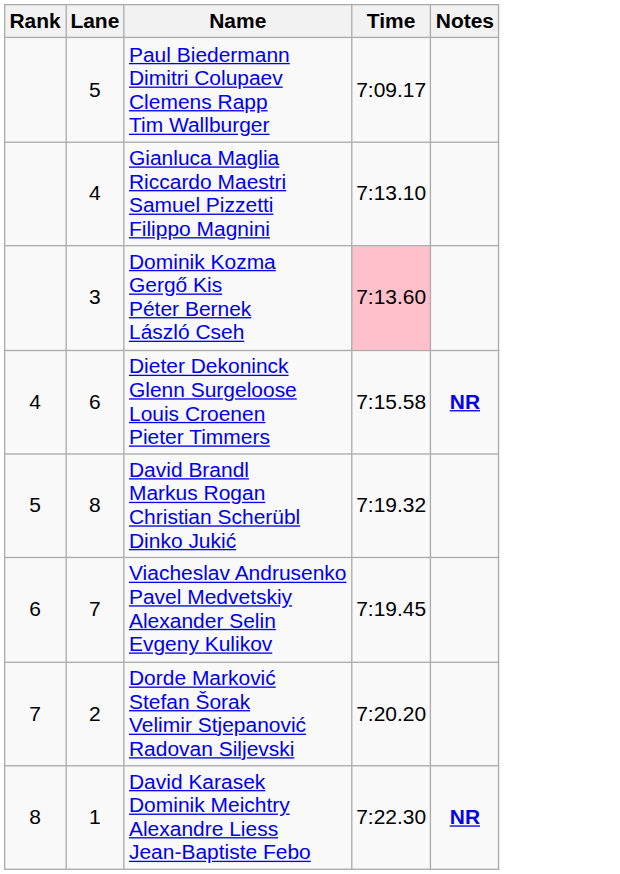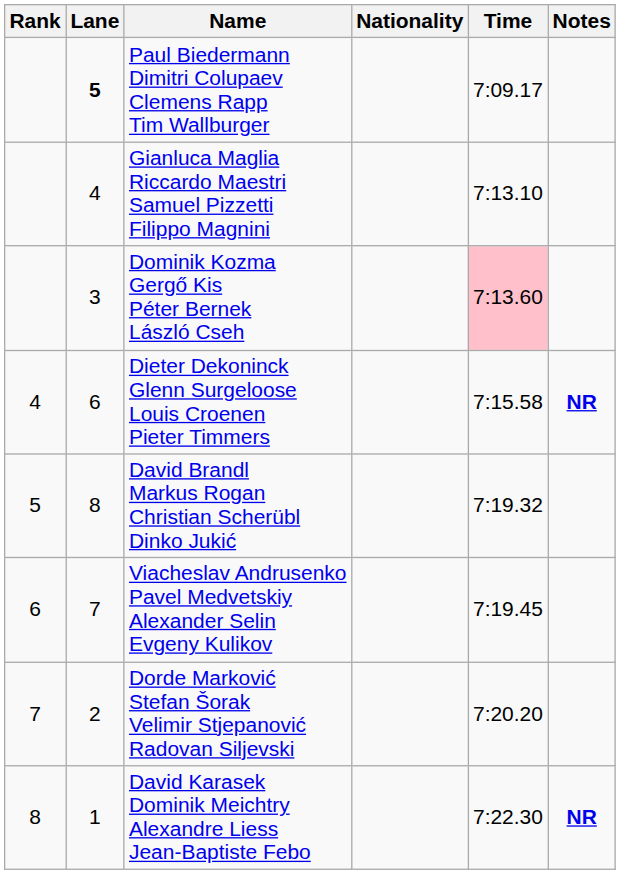+ column: (410, 21)
(95, 89) normal -> (95, 89) bold
